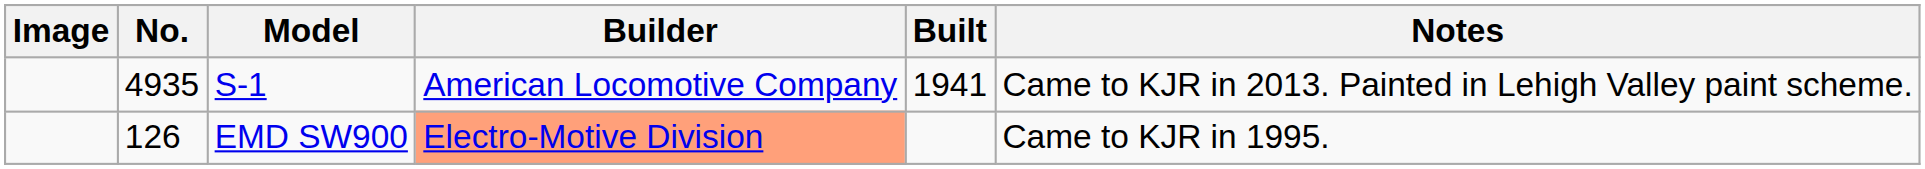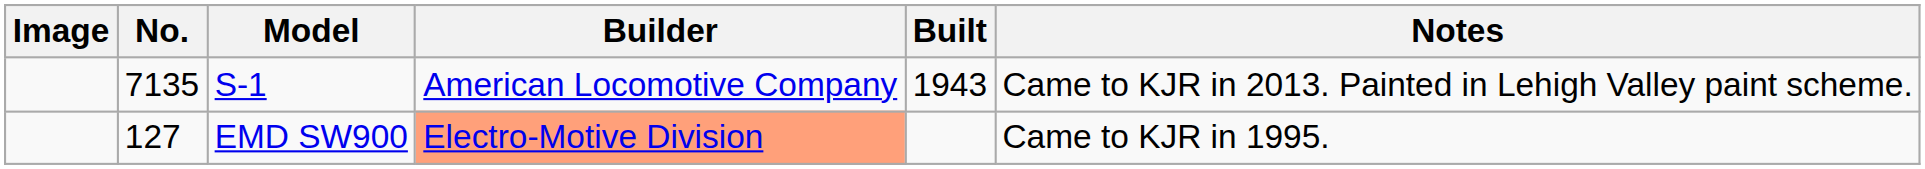(162, 84) 4935 -> (162, 84) 7135
(950, 84) 1941 -> (950, 84) 1943
(153, 137) 126 -> (153, 137) 127
